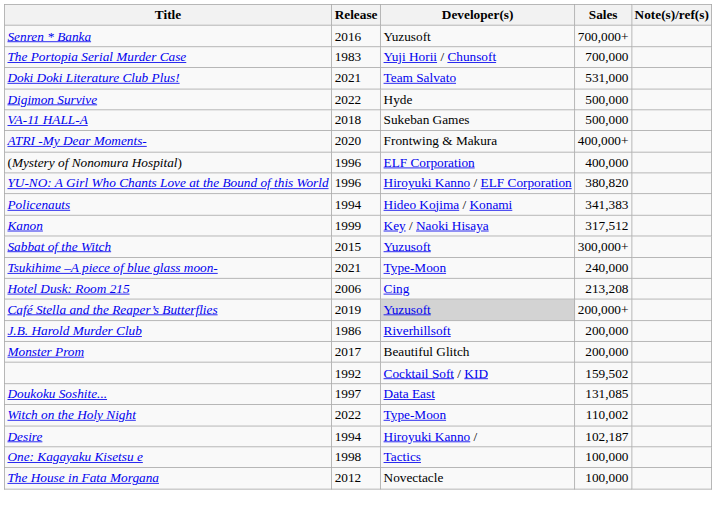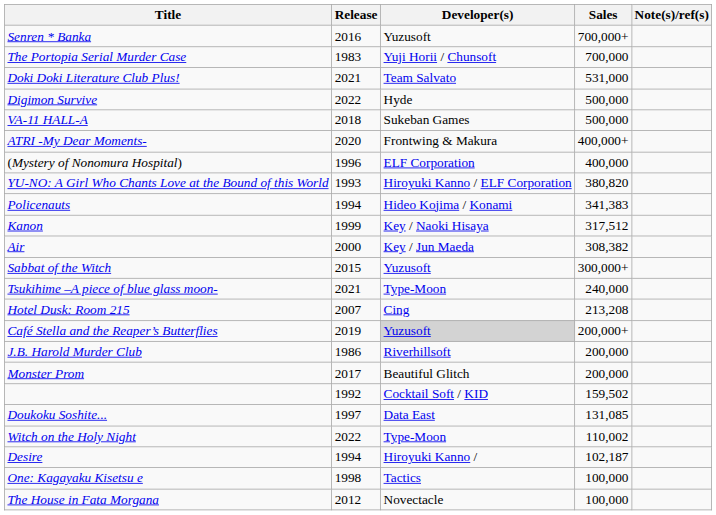(348, 183) 1996 -> (348, 183) 1993
+ row: (16, 246)
(348, 288) 2006 -> (348, 309) 2007
